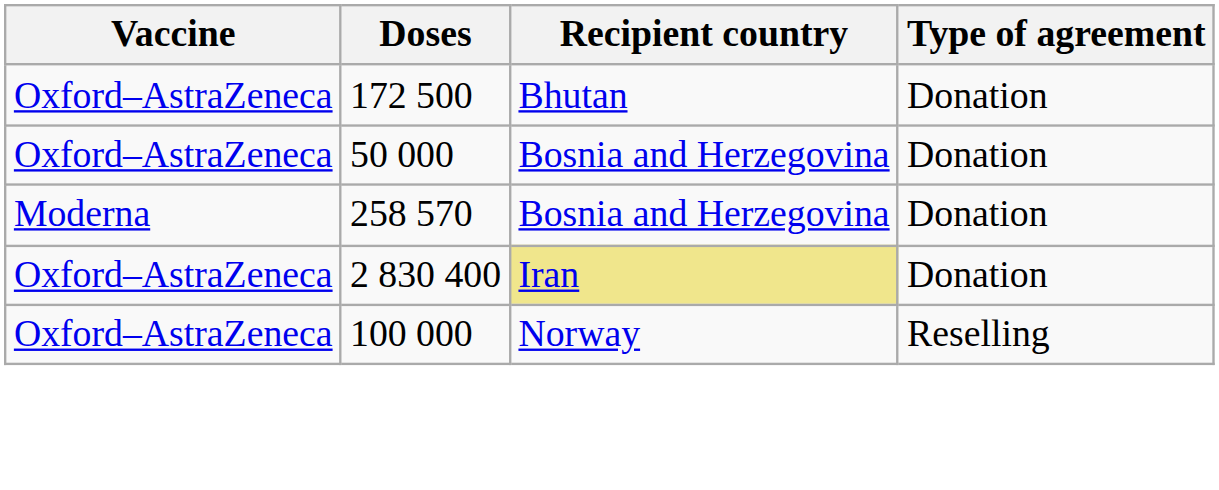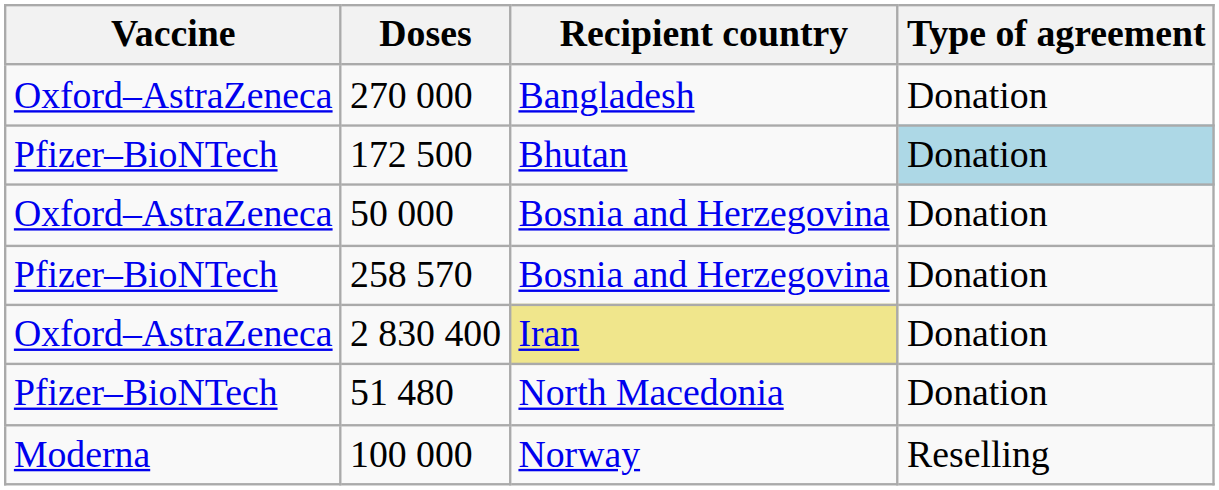+ row: (411, 94)
(173, 94) Oxford–AstraZeneca -> (146, 154) Pfizer–BioNTech
(977, 94) no background -> (977, 154) lightblue background
(82, 214) Moderna -> (146, 273) Pfizer–BioNTech
+ row: (402, 393)
(173, 333) Oxford–AstraZeneca -> (82, 453) Moderna
